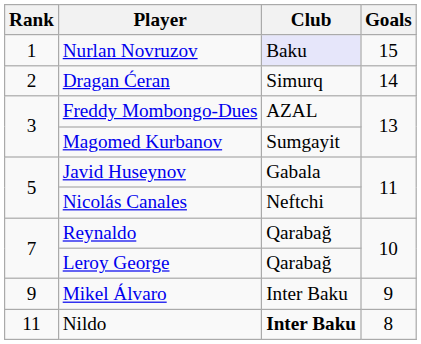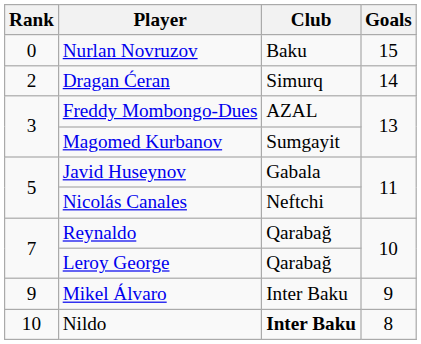(31, 50) 1 -> (31, 50) 0
(286, 50) lavender background -> (286, 50) no background
(31, 324) 11 -> (31, 324) 10
